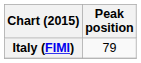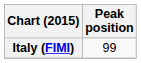(109, 48) 79 -> (109, 48) 99
